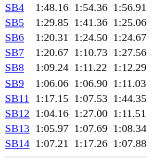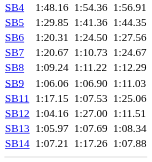(130, 22) 1:25.06 -> (130, 22) 1:44.35
(130, 37) 1:24.67 -> (130, 37) 1:27.56
(130, 52) 1:27.56 -> (130, 52) 1:24.67
(130, 98) 1:44.35 -> (130, 98) 1:25.06
